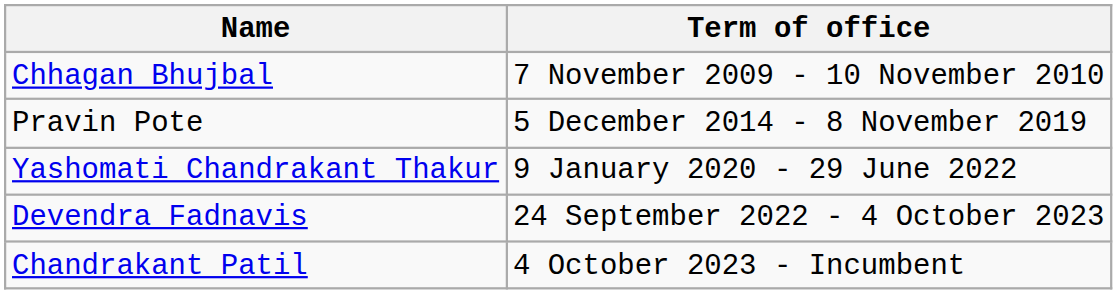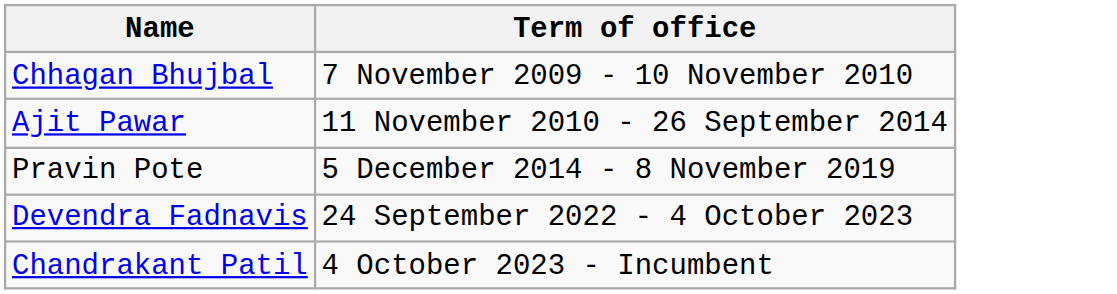+ row: (99, 123)
- row: (256, 170)
